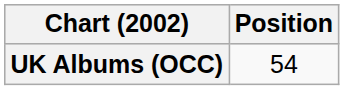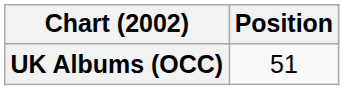(284, 63) 54 -> (284, 63) 51
